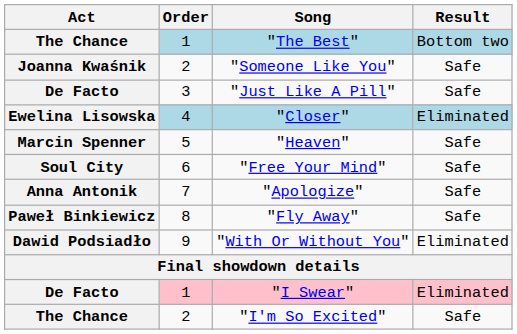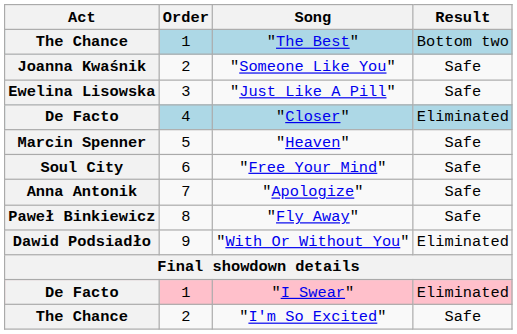(82, 92) De Facto -> (82, 92) Ewelina Lisowska
(82, 117) Ewelina Lisowska -> (82, 117) De Facto
